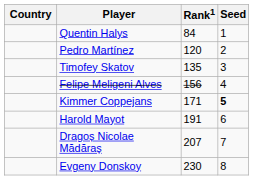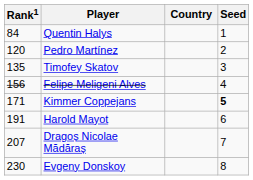columns swapped: (31, 14) <-> (199, 14)
